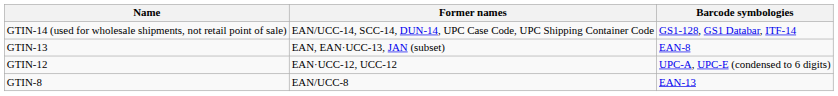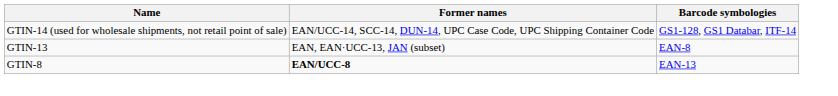- row: (27, 64)
(320, 82) normal -> (321, 64) bold
